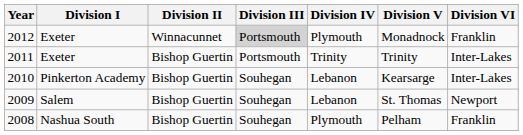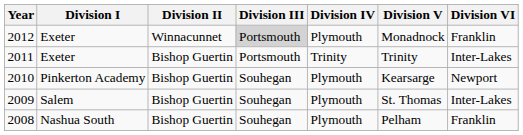(334, 78) Lebanon -> (336, 78) Plymouth
(481, 78) Inter-Lakes -> (474, 78) Newport
(334, 99) Lebanon -> (336, 99) Plymouth
(474, 99) Newport -> (481, 99) Inter-Lakes
